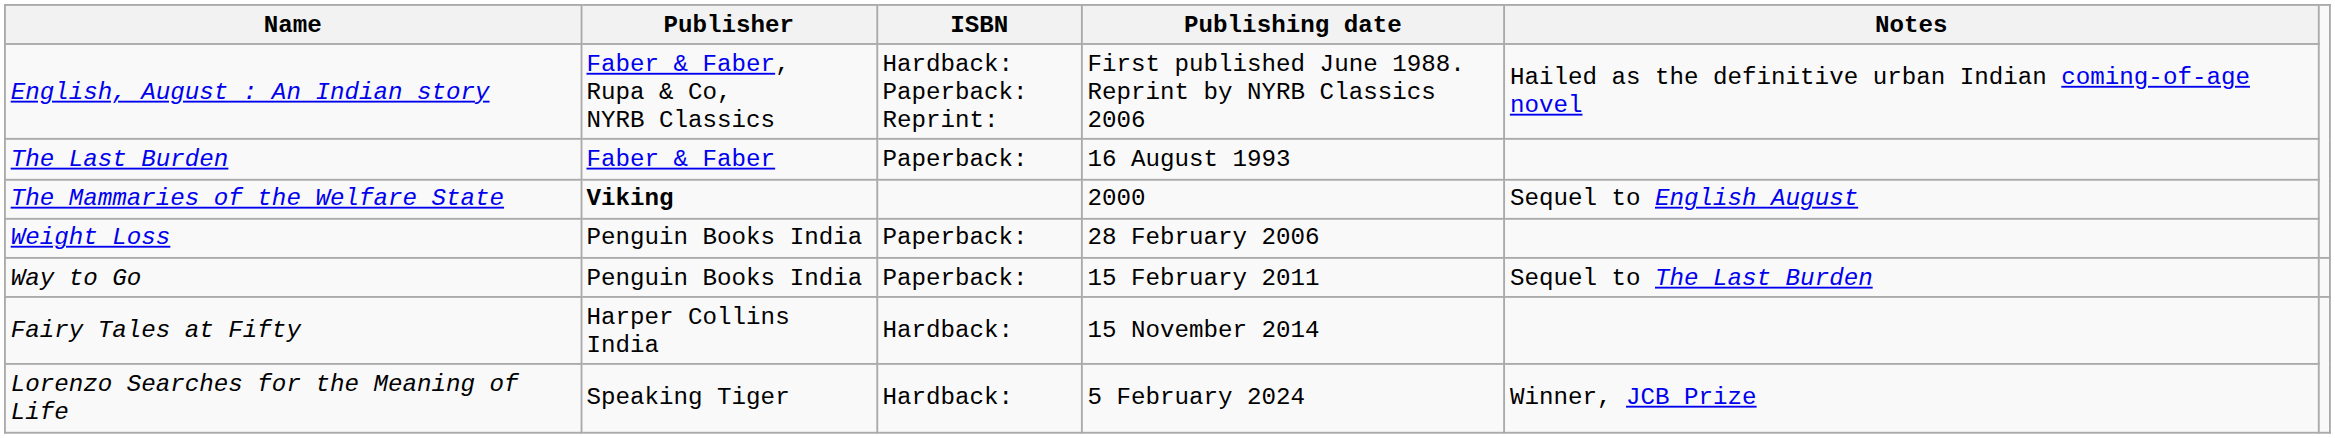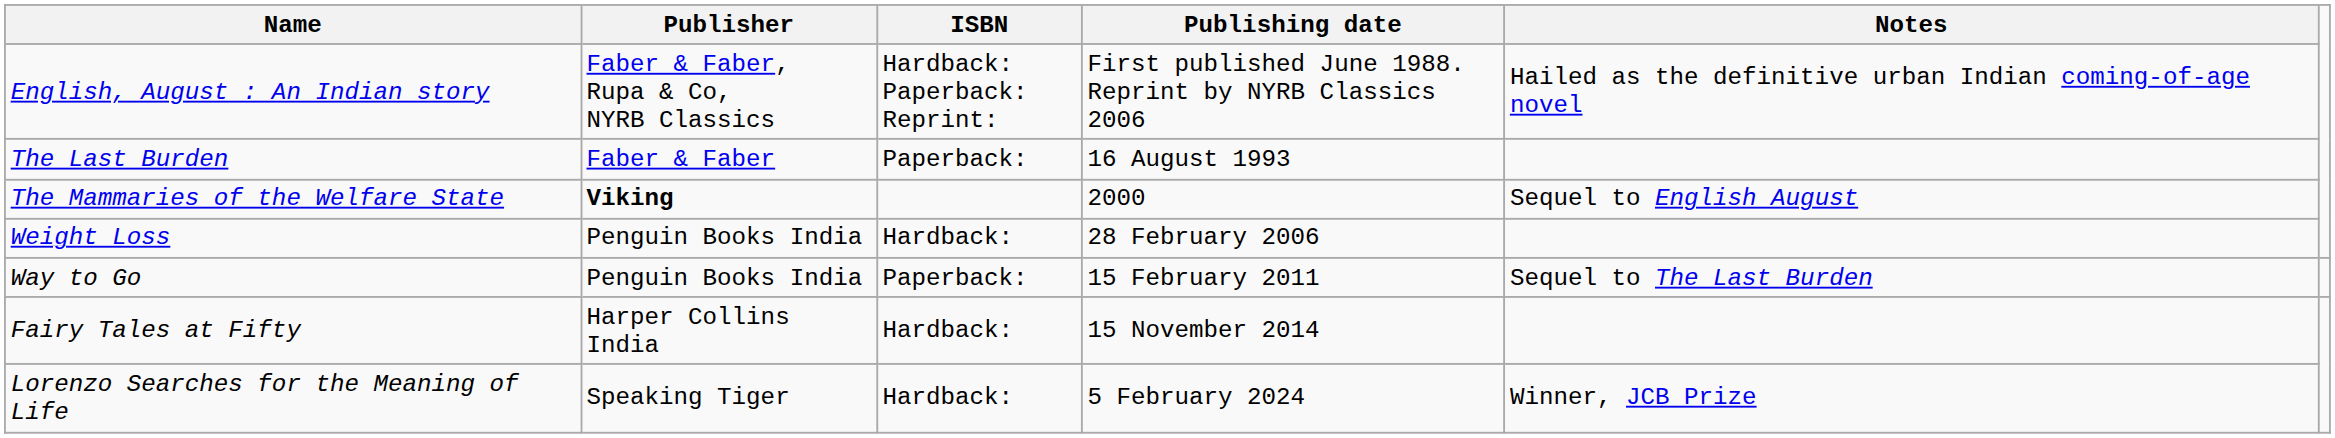(955, 238) Paperback: -> (948, 238) Hardback:
